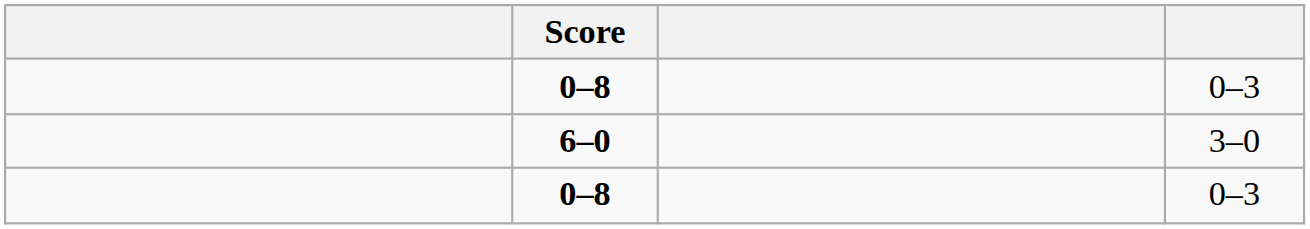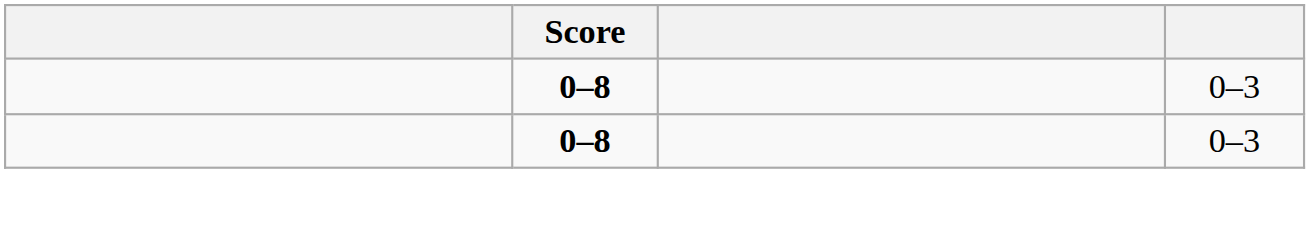- row: (585, 140)
